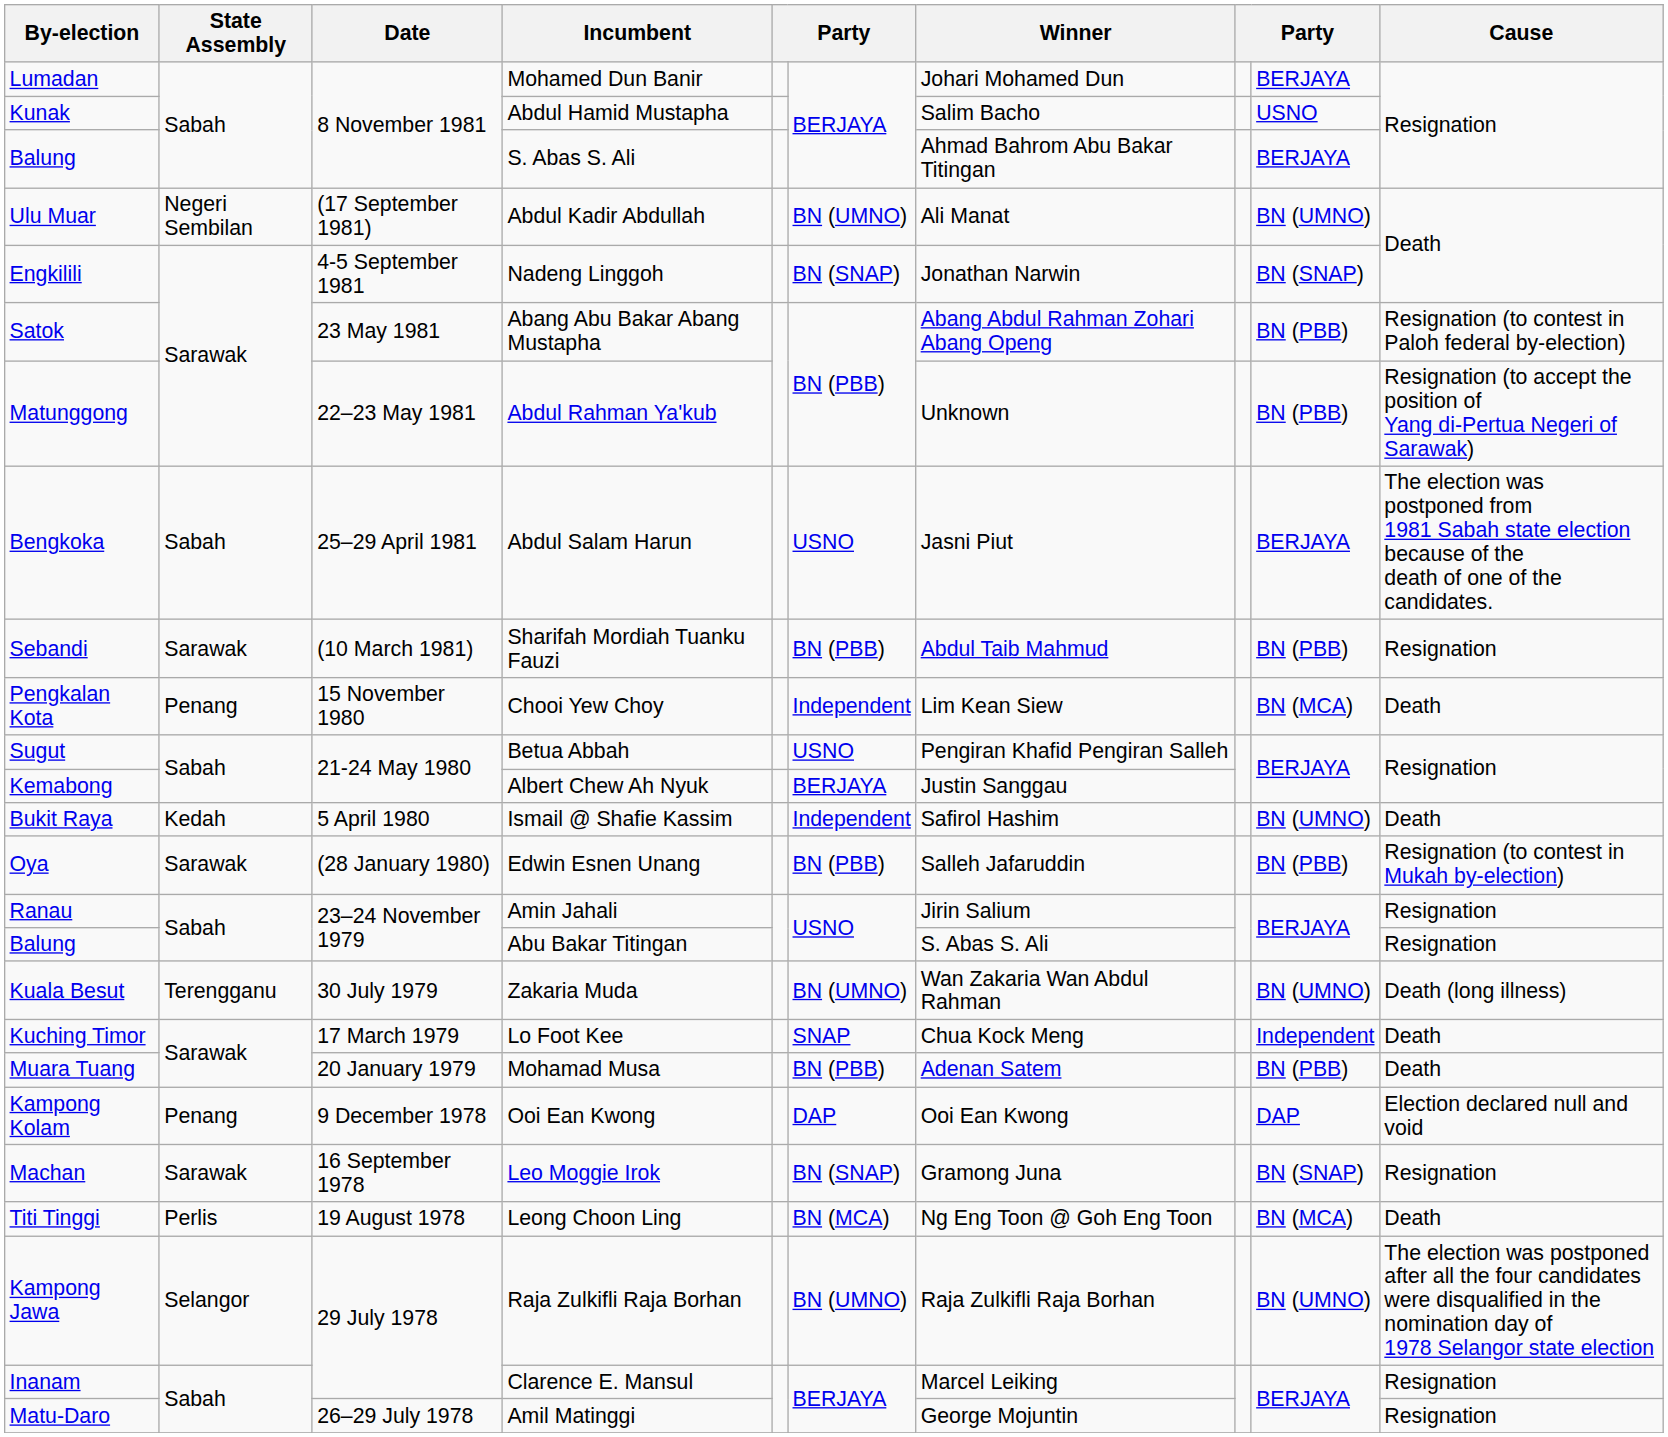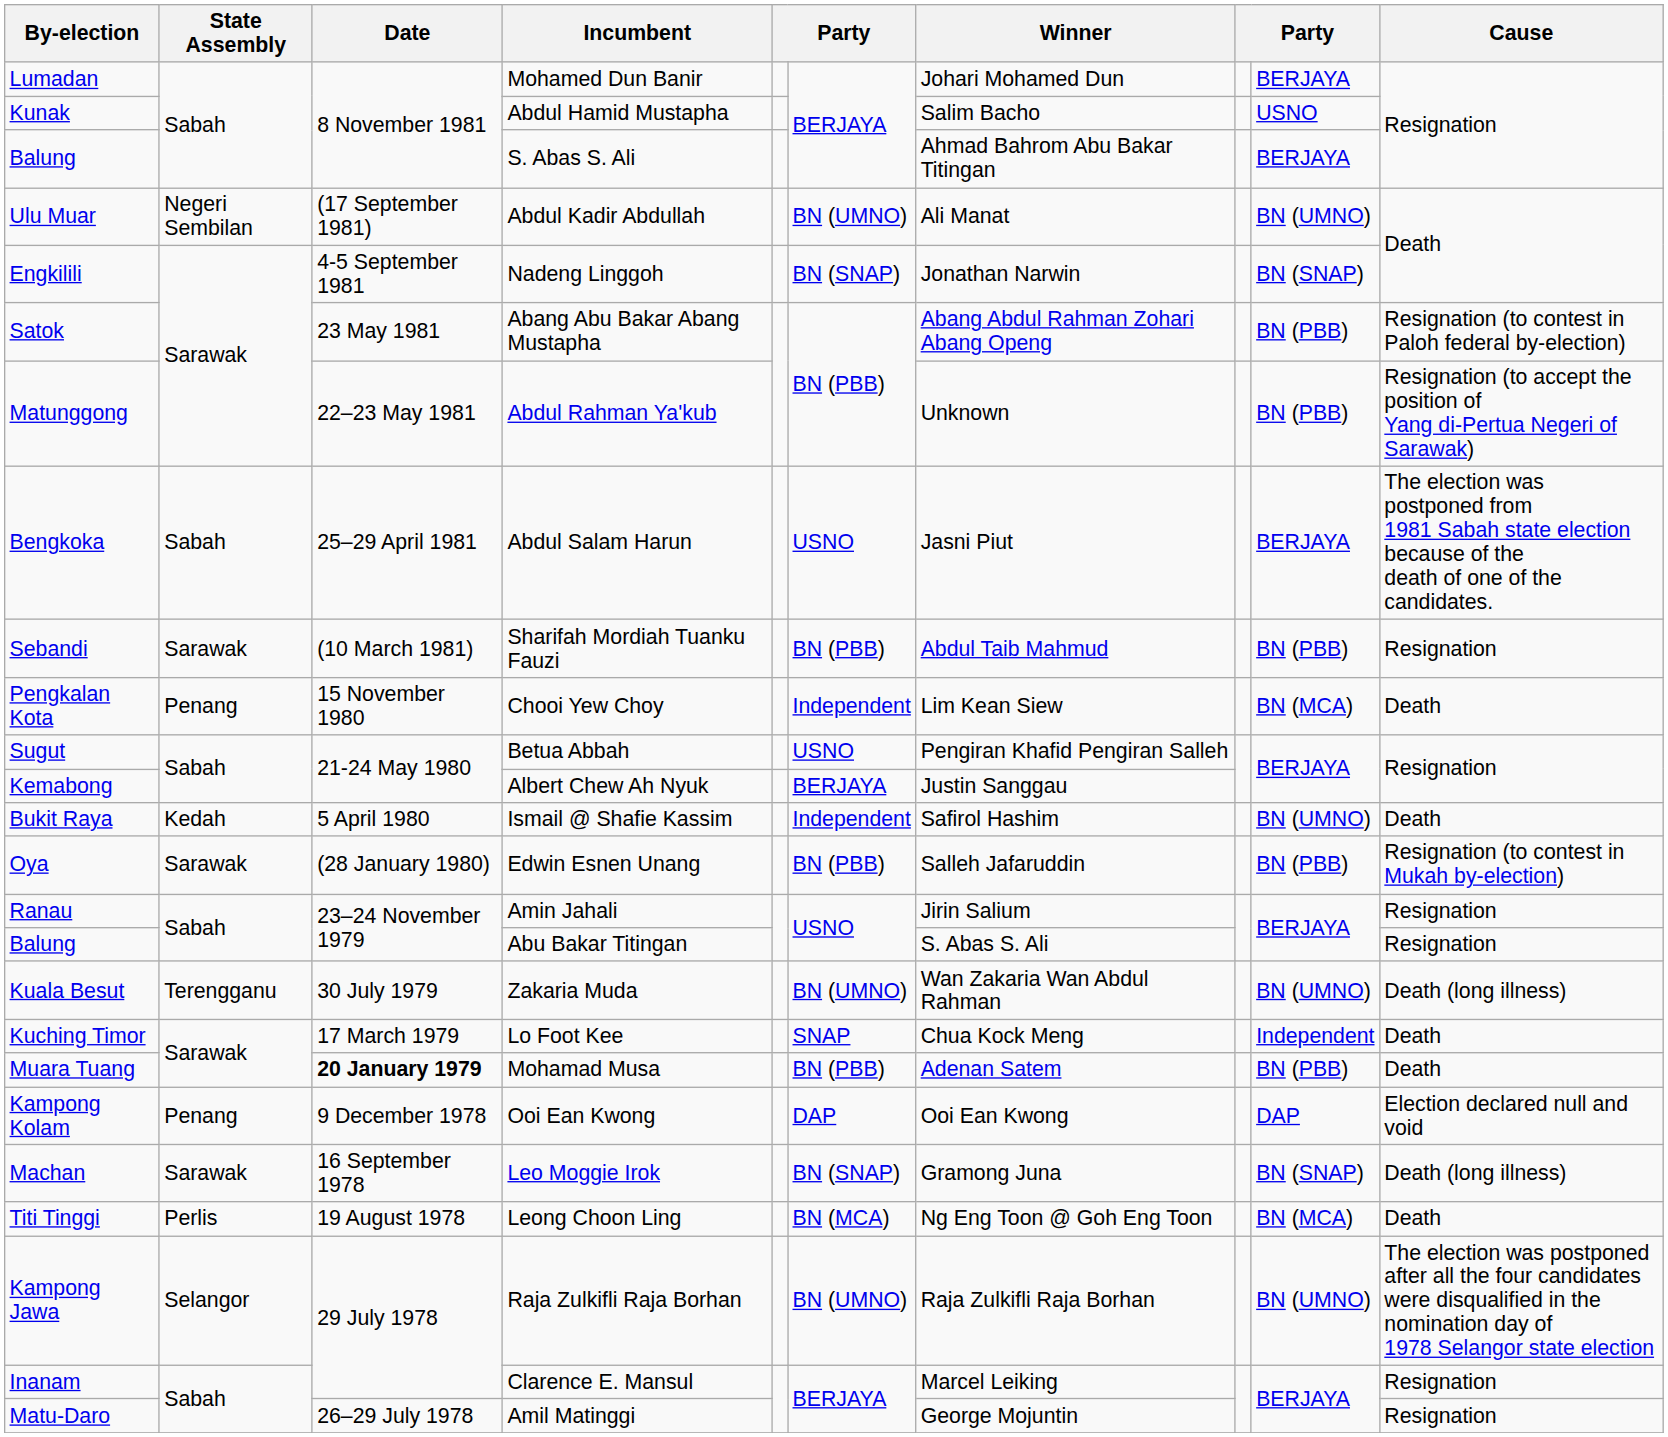(396, 1069) normal -> (399, 1069) bold
(1441, 1172) Resignation -> (1475, 1172) Death (long illness)
